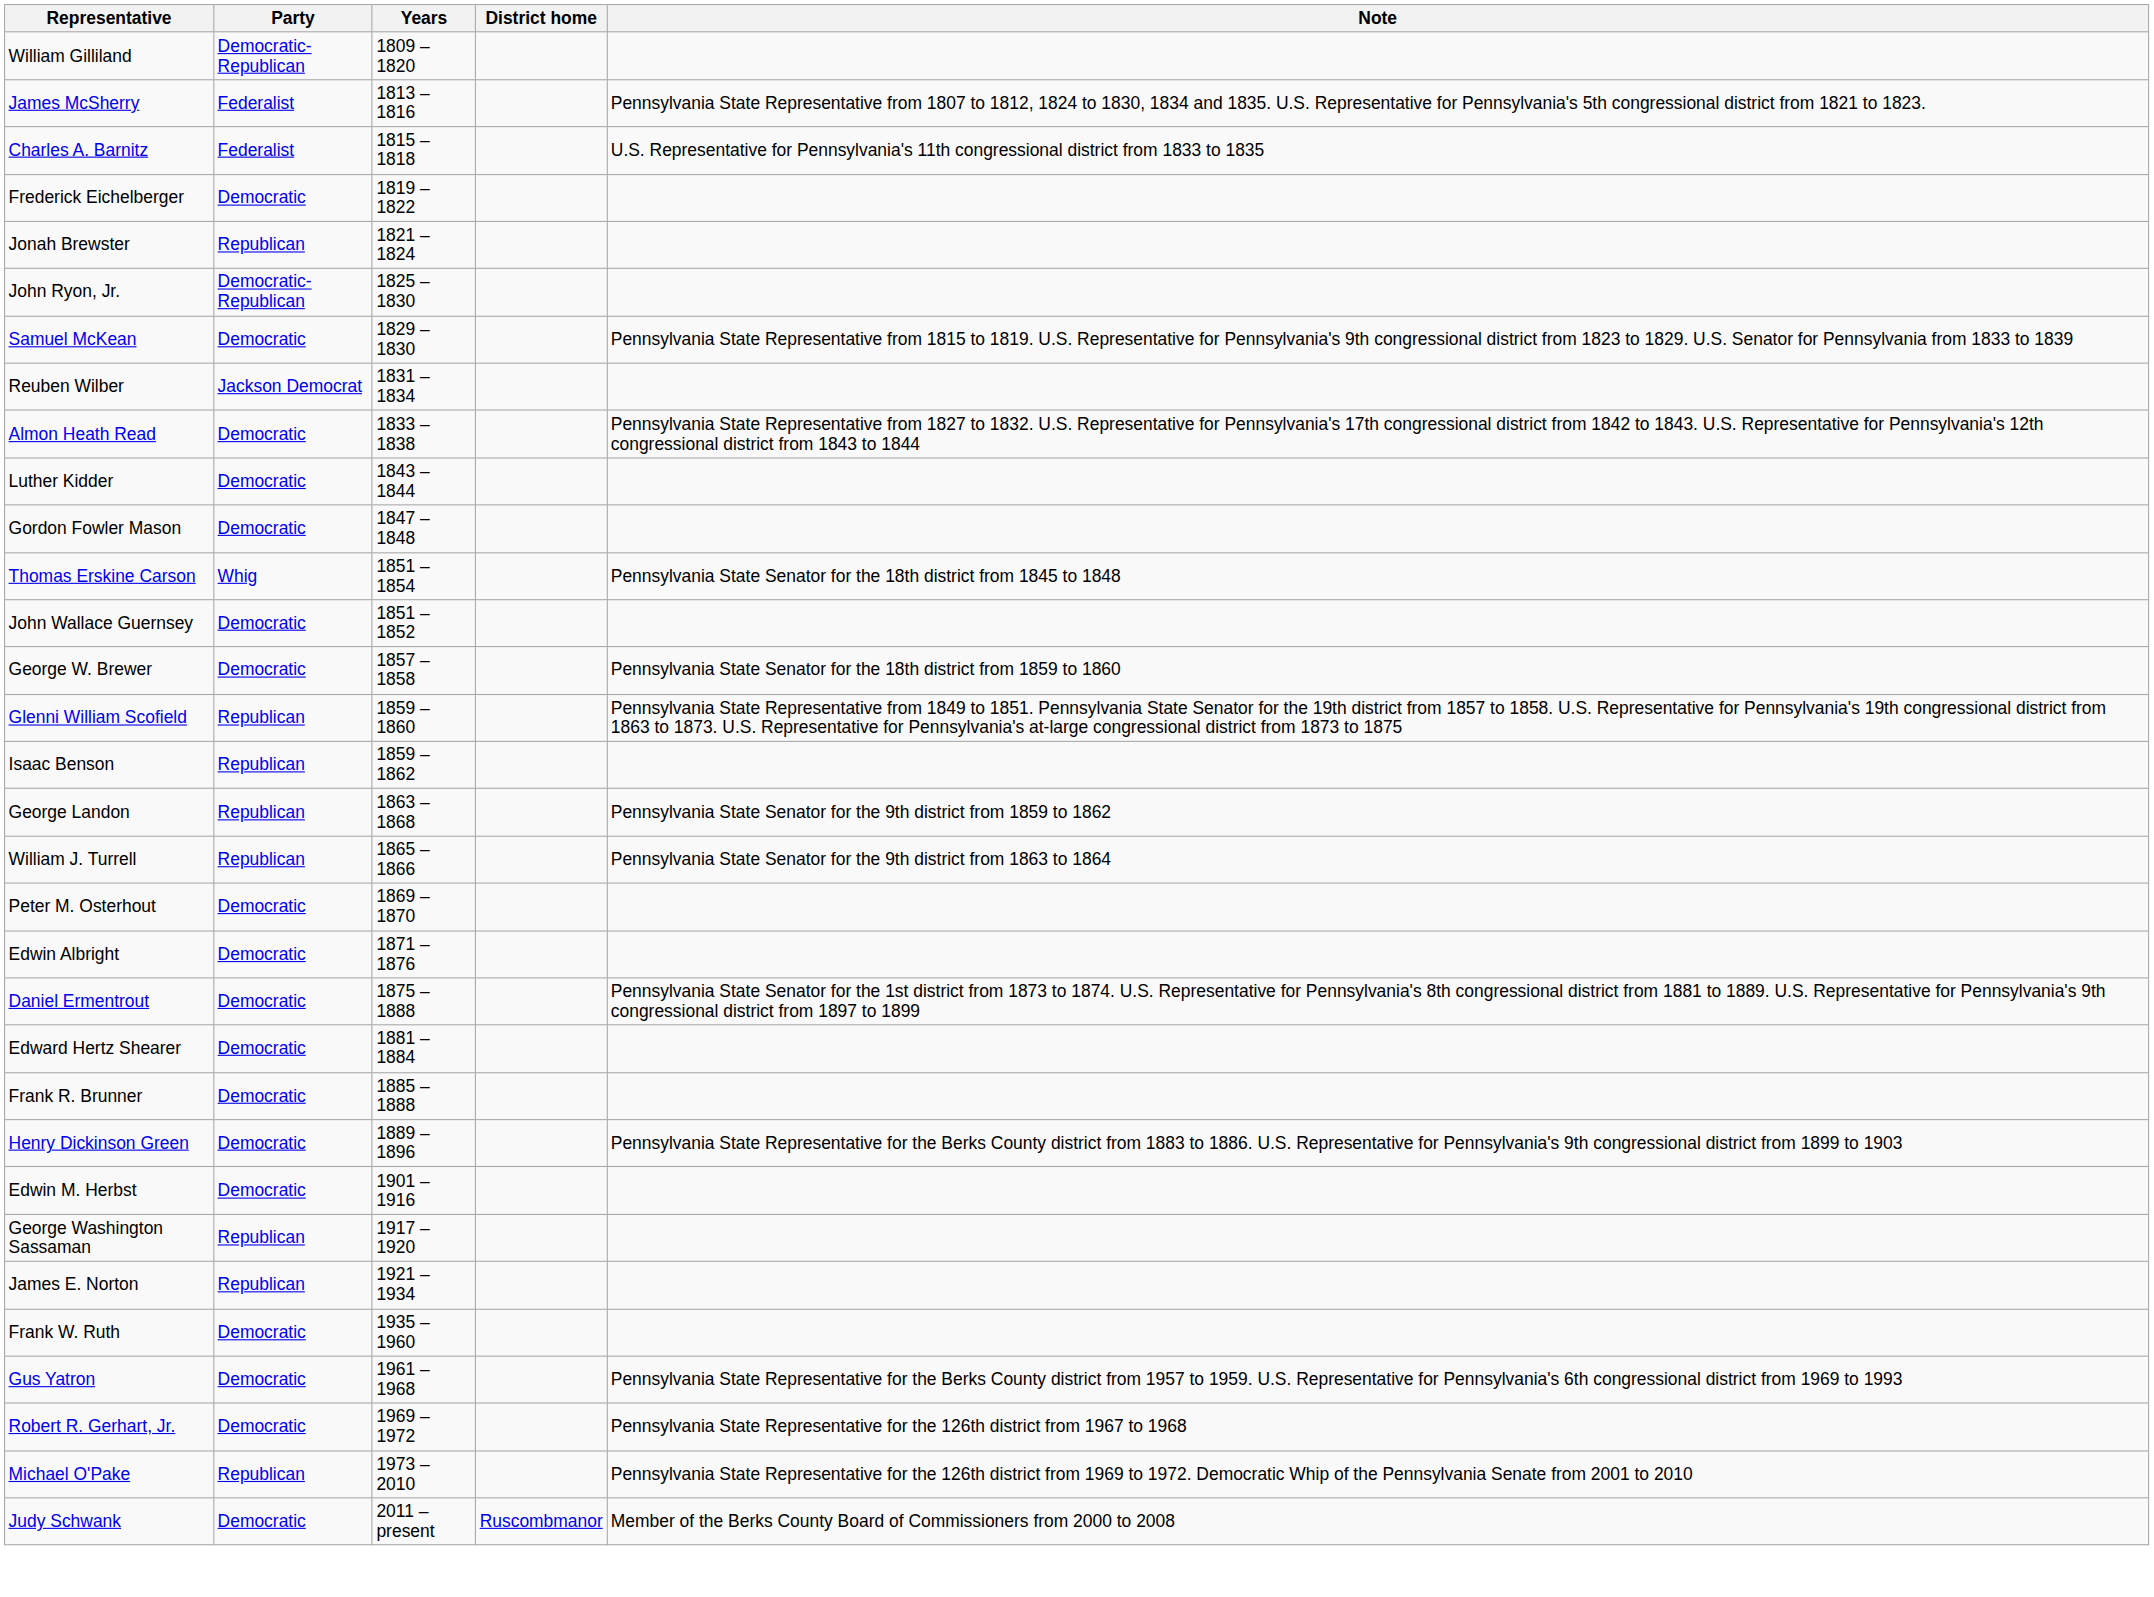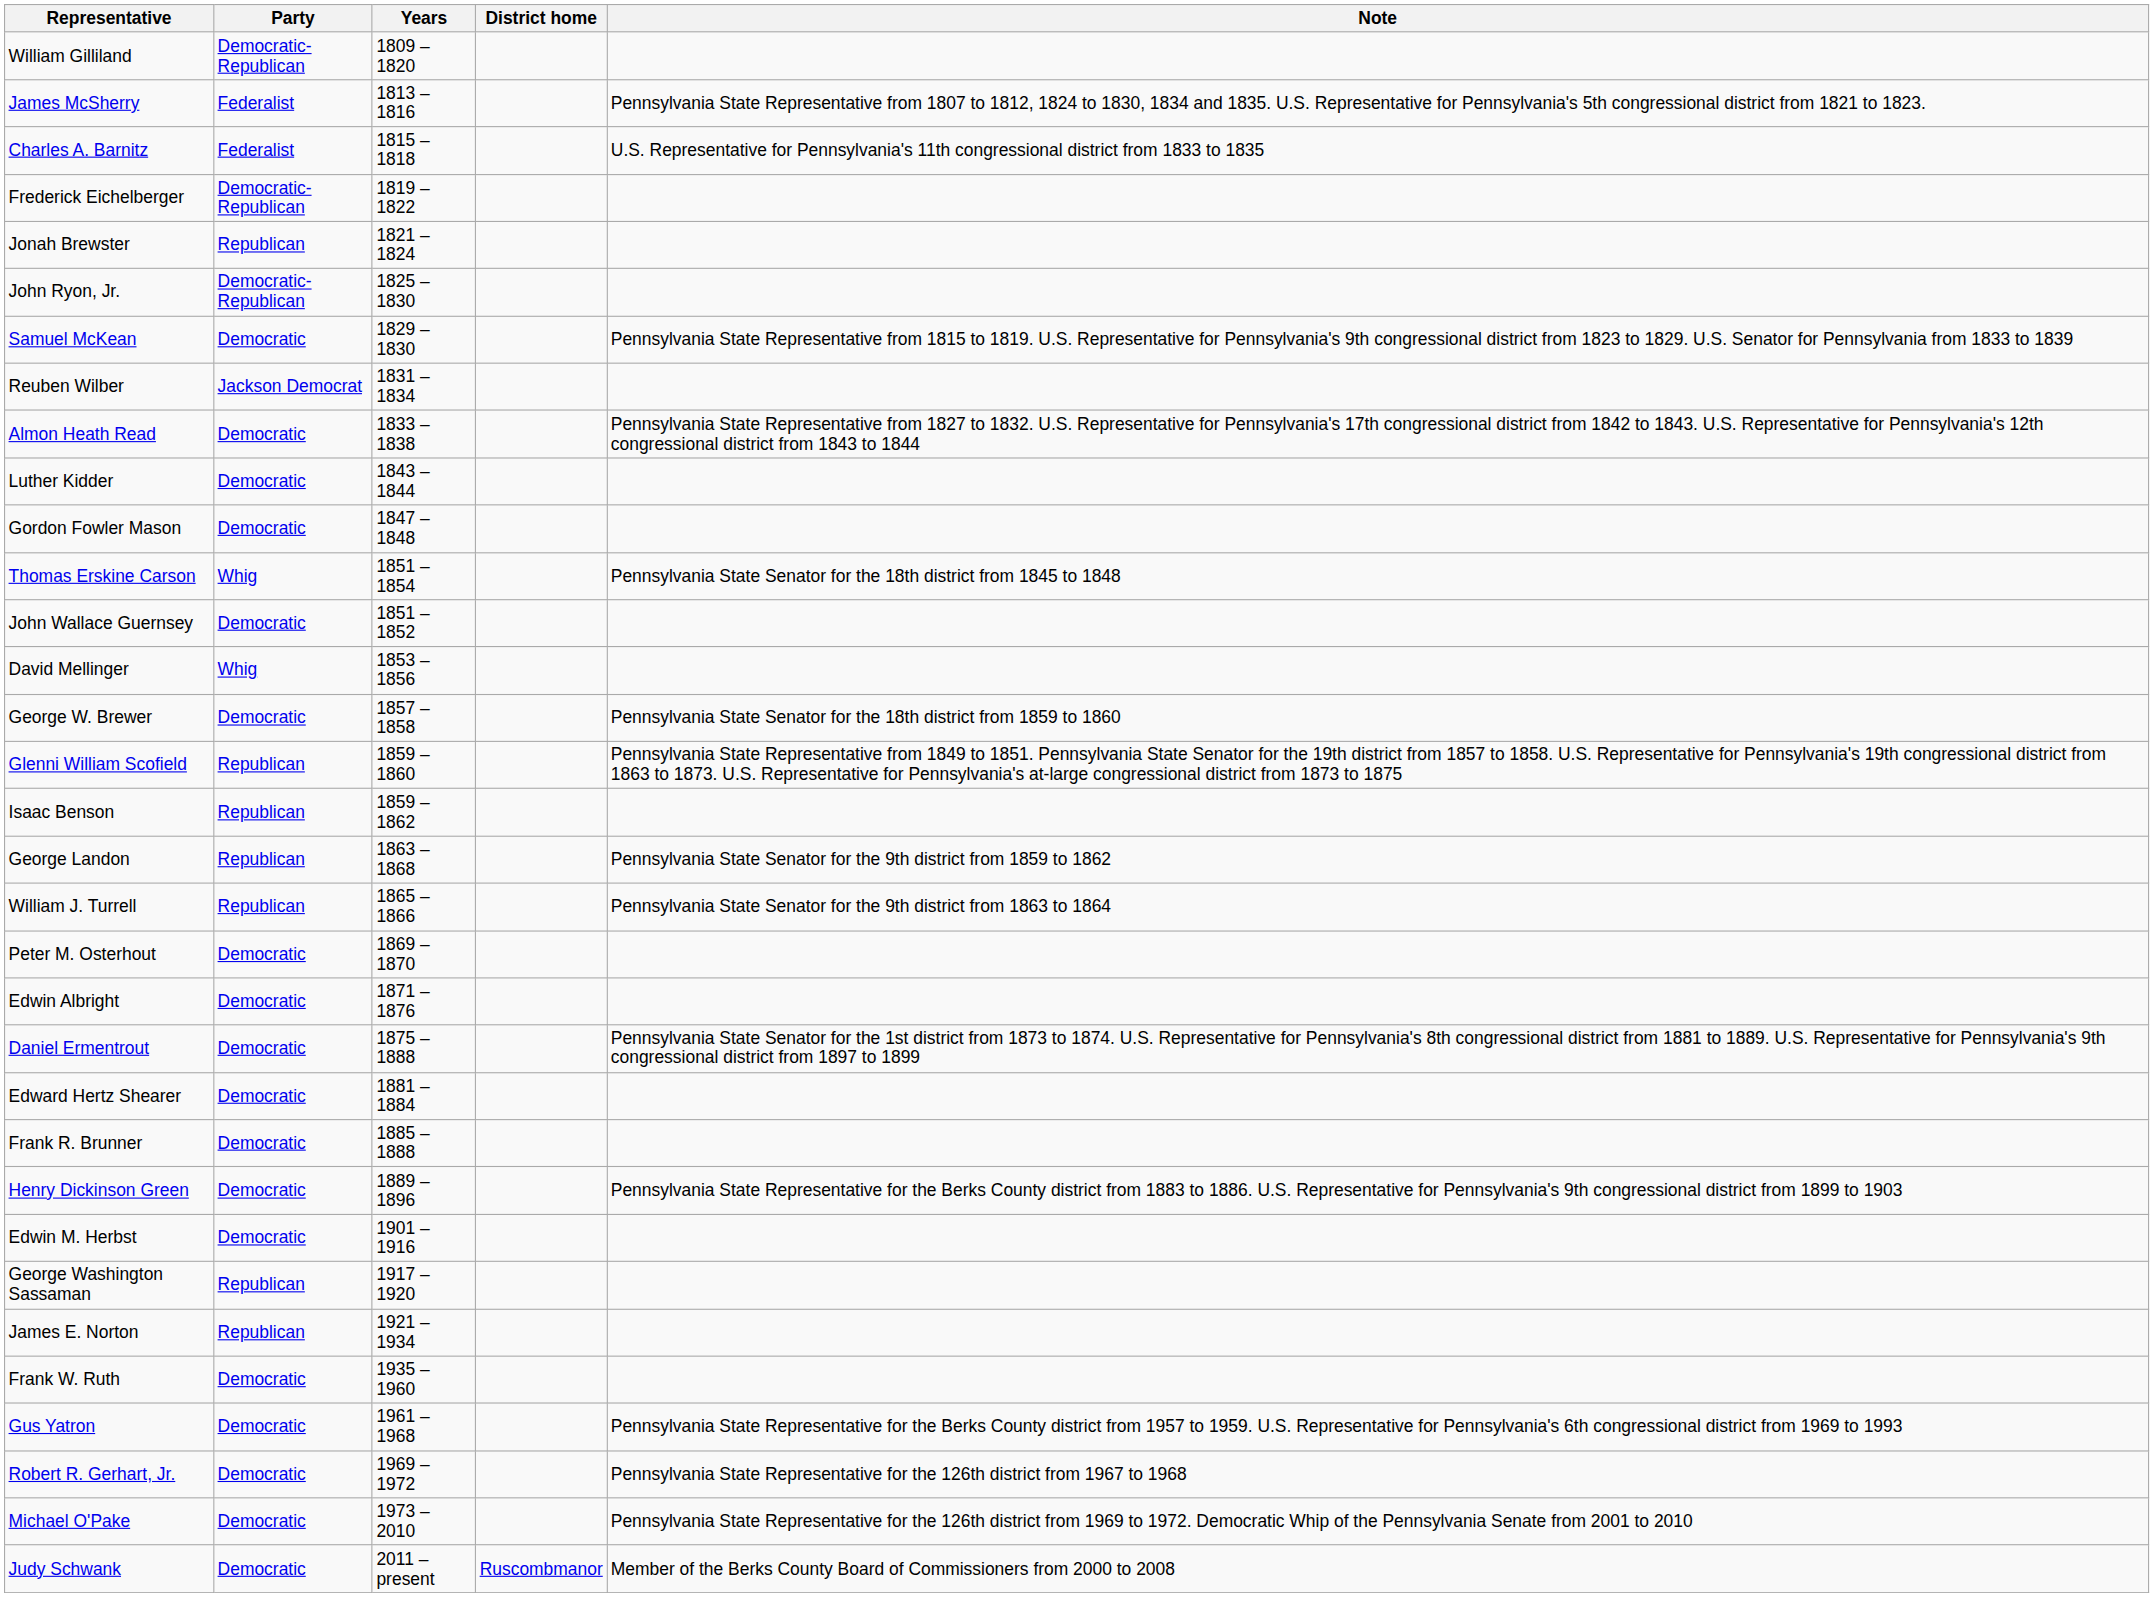(262, 197) Democratic -> (265, 197) Democratic-Republican
+ row: (69, 670)
(261, 1474) Republican -> (262, 1521) Democratic
